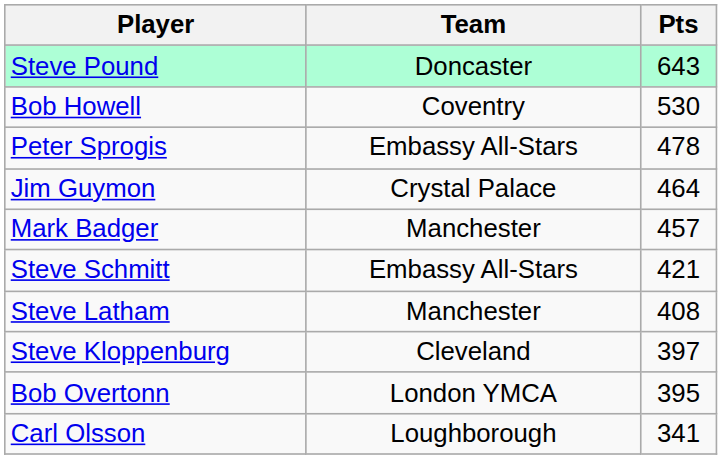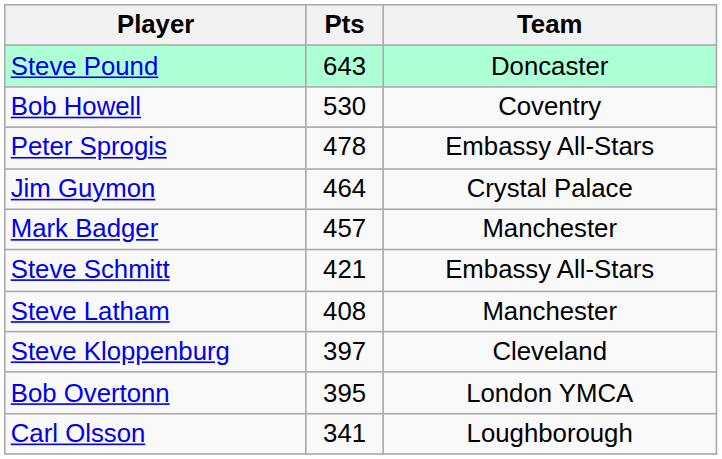columns swapped: (473, 24) <-> (678, 24)
